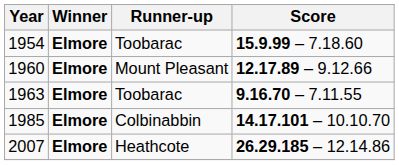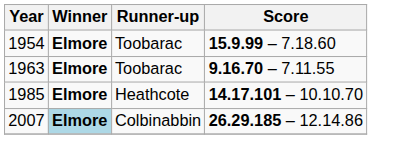- row: (26, 69)
(158, 120) Colbinabbin -> (152, 95) Heathcote
(80, 146) no background -> (80, 120) lightblue background
(152, 146) Heathcote -> (158, 120) Colbinabbin
